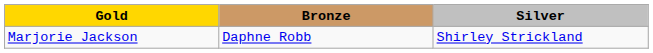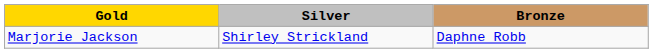columns swapped: (541, 16) <-> (326, 16)
